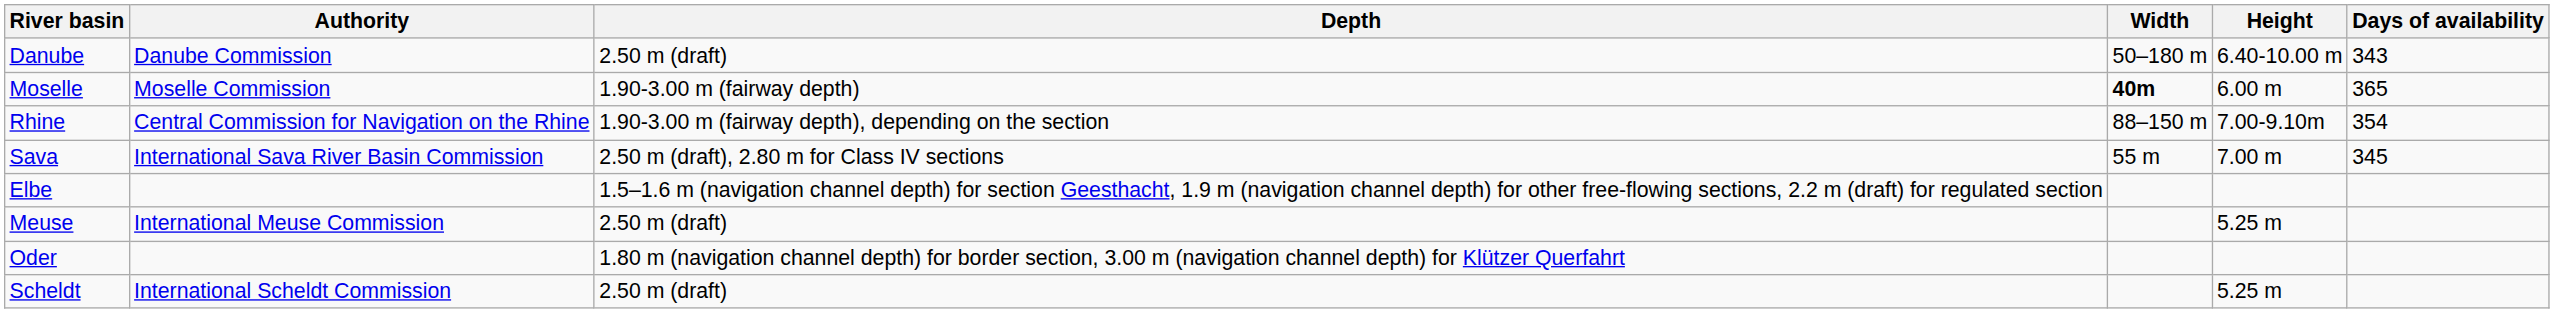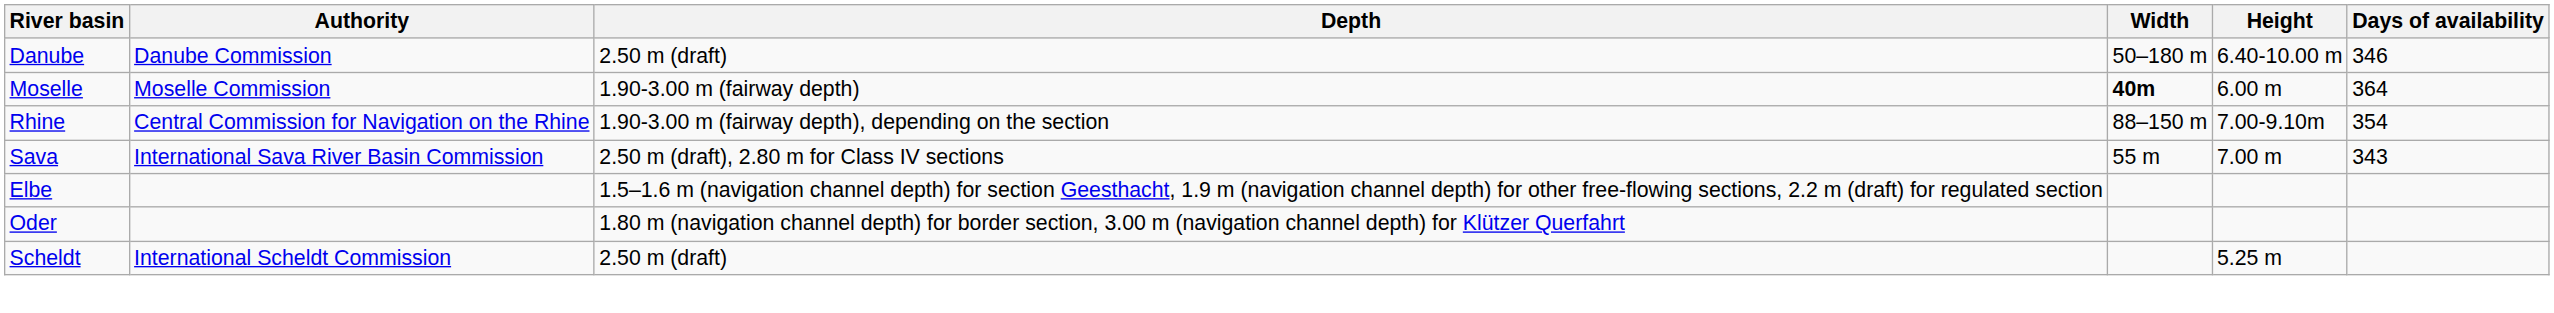(2370, 55) 343 -> (2370, 55) 346
(2370, 88) 365 -> (2370, 88) 364
(2370, 156) 345 -> (2370, 156) 343
- row: (42, 223)
